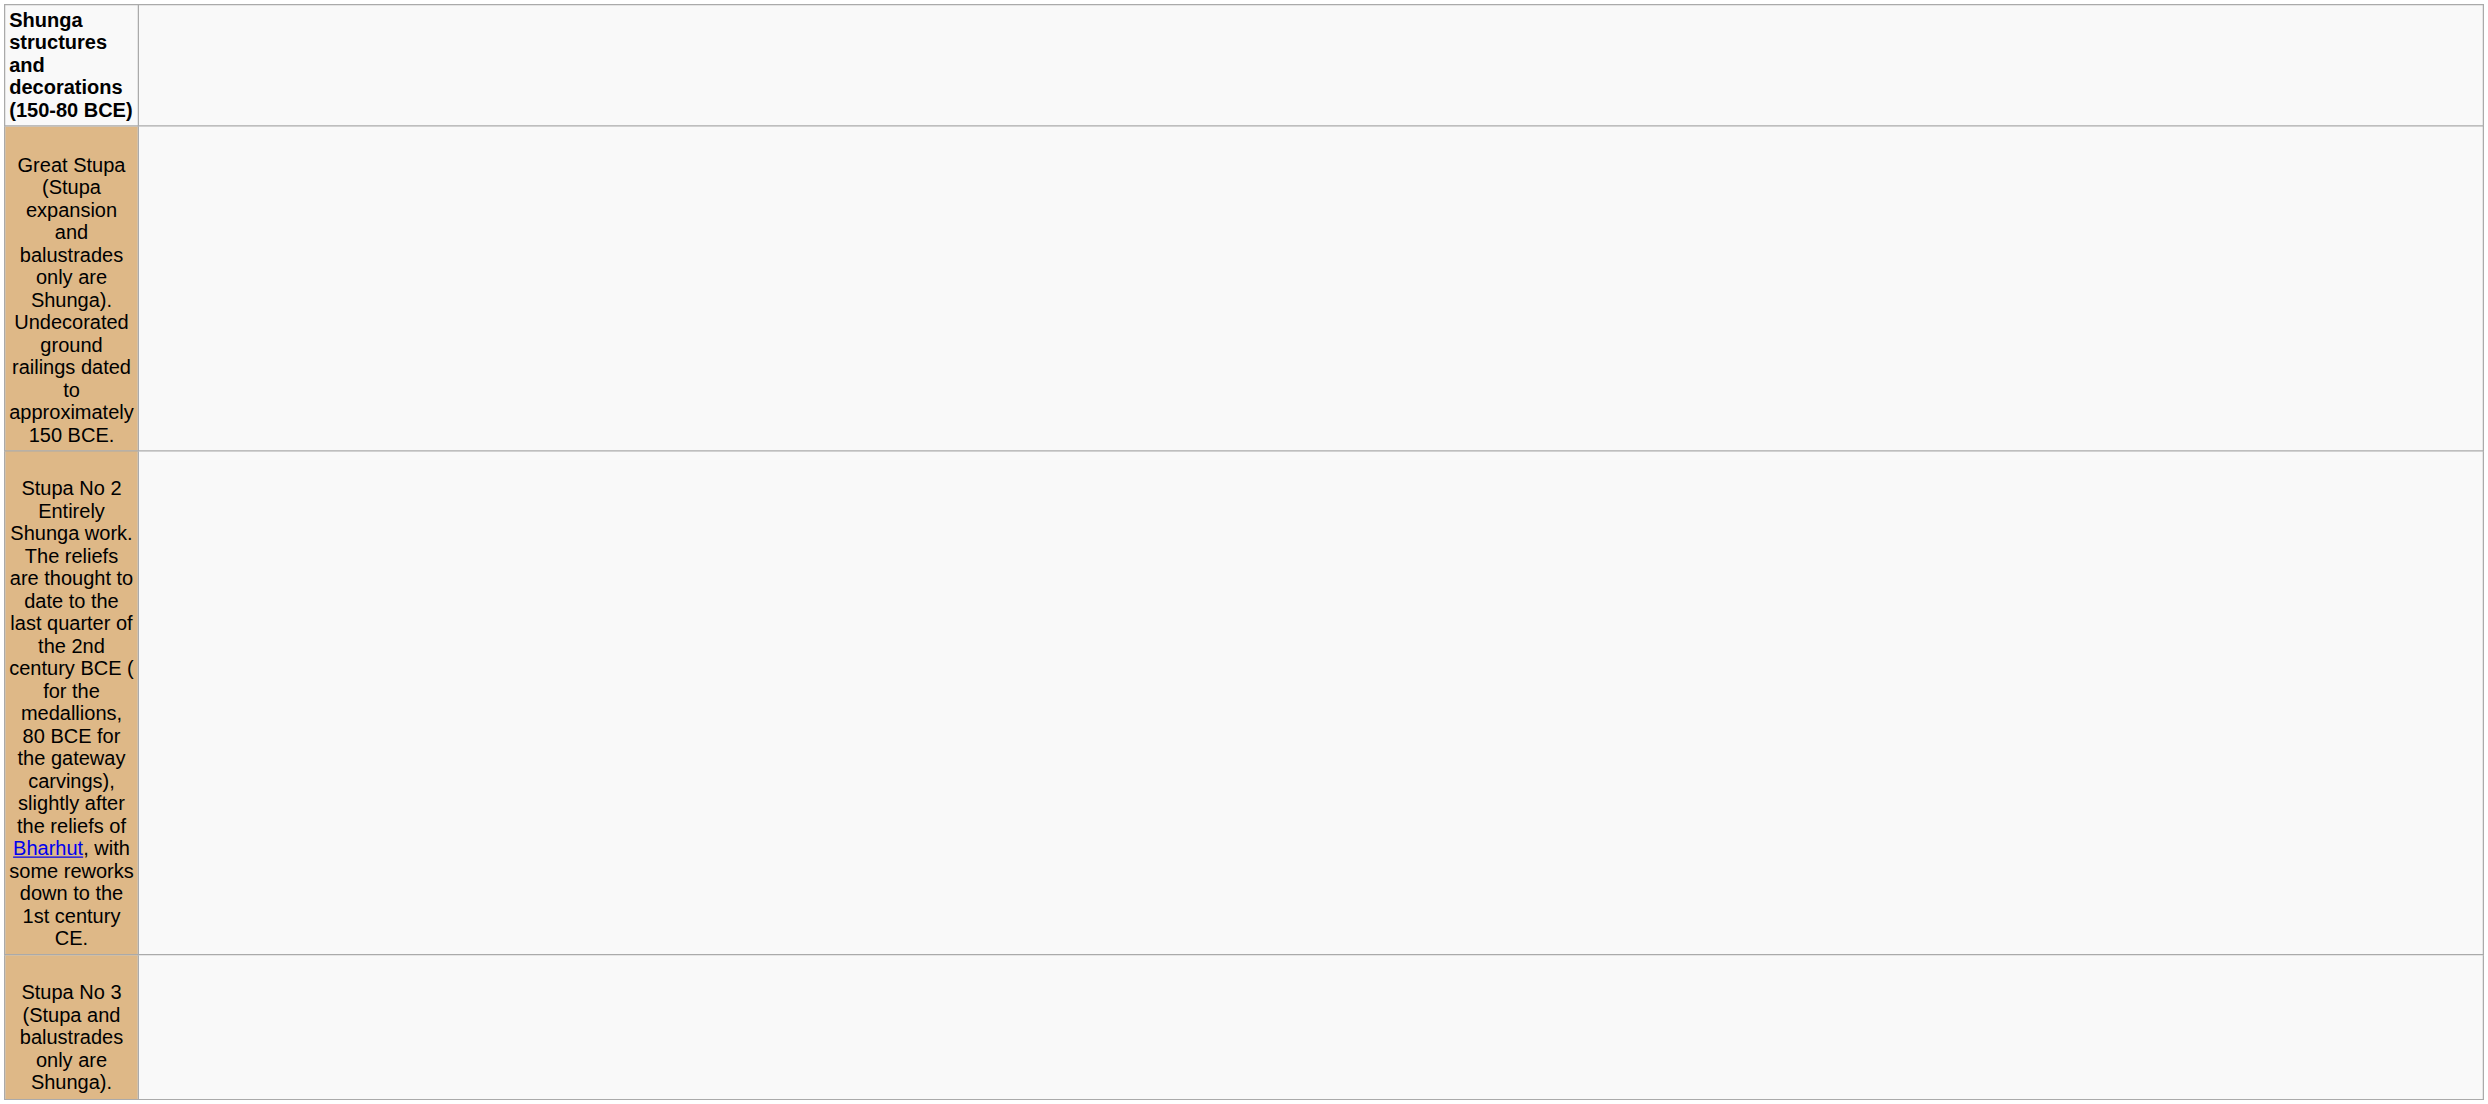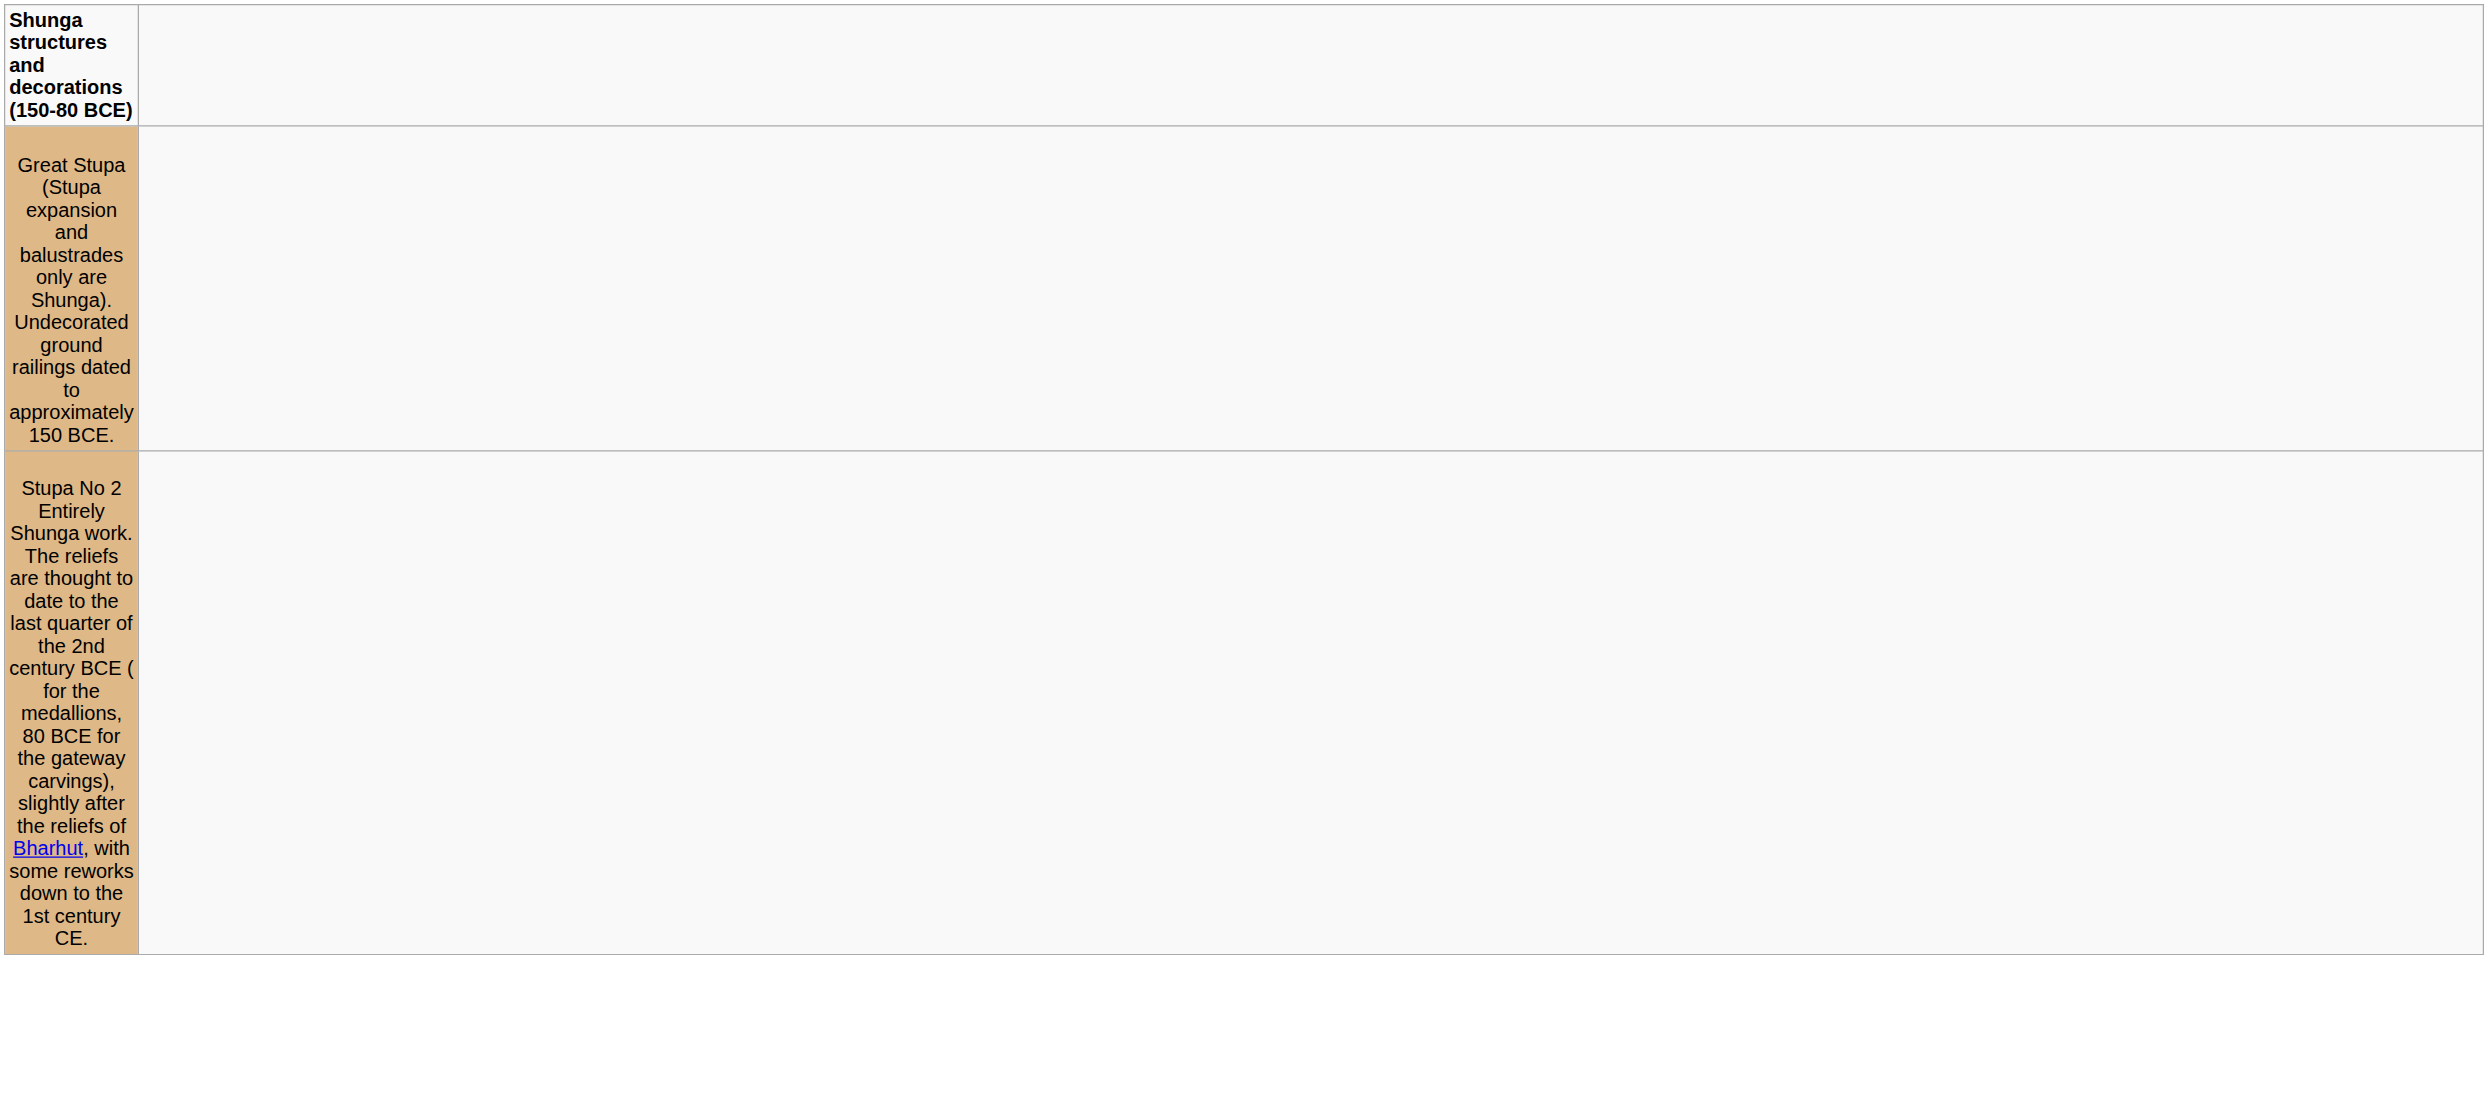- row: (71, 1038)
